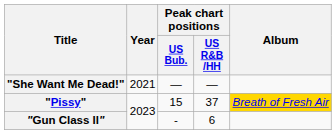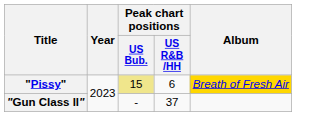- row: (66, 84)
(176, 102) no background -> (136, 84) khaki background
(212, 102) 37 -> (172, 84) 6
(212, 120) 6 -> (172, 102) 37
